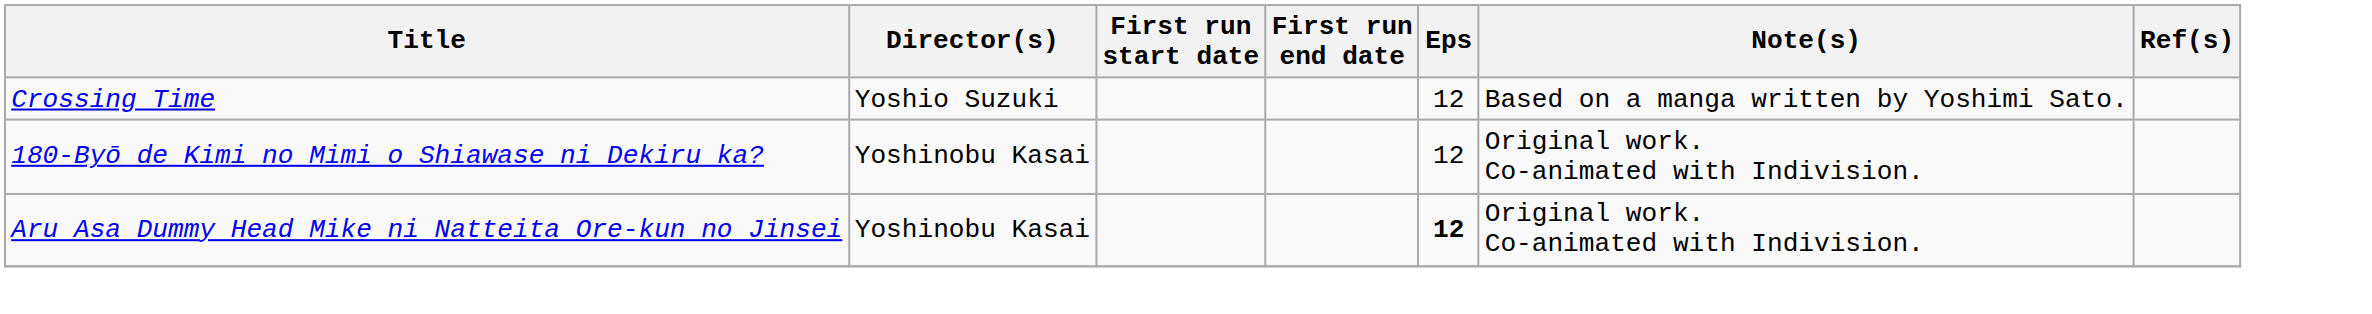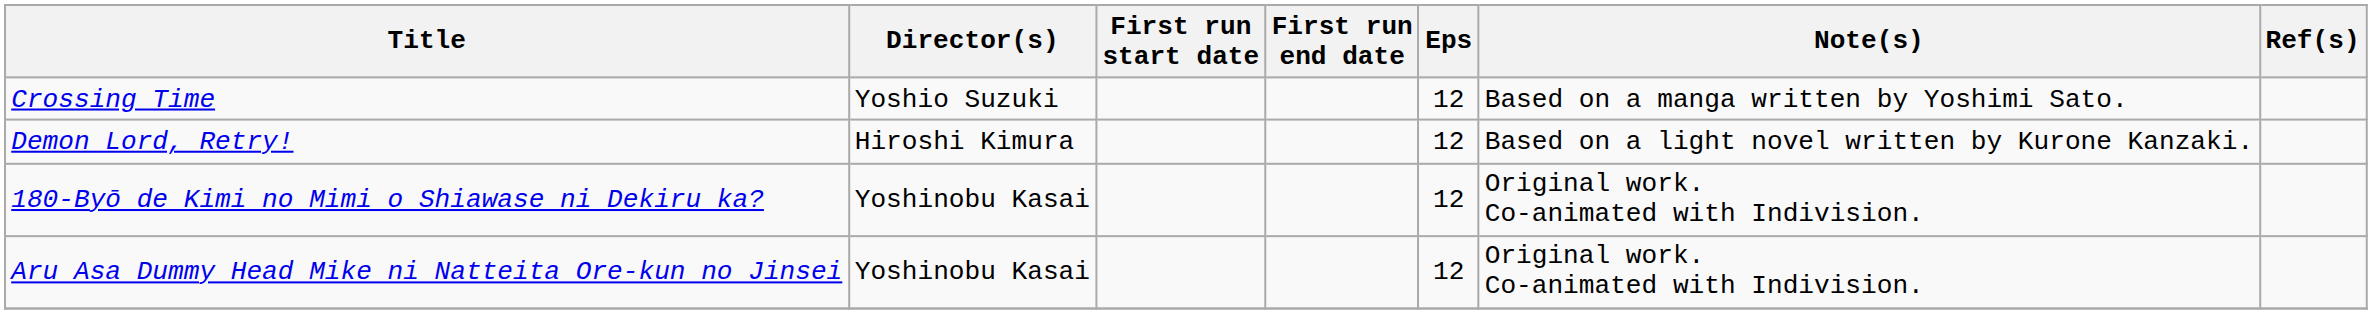+ row: (152, 142)
(1449, 229) bold -> (1449, 272) normal
